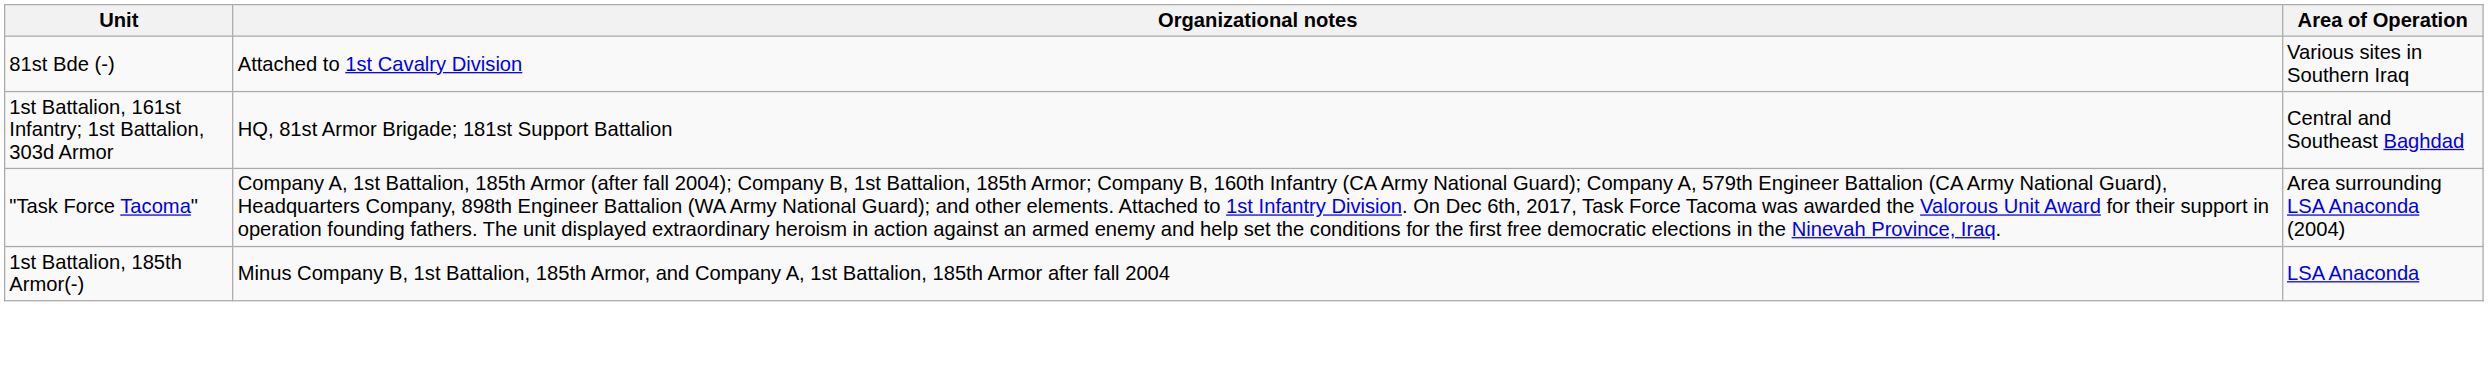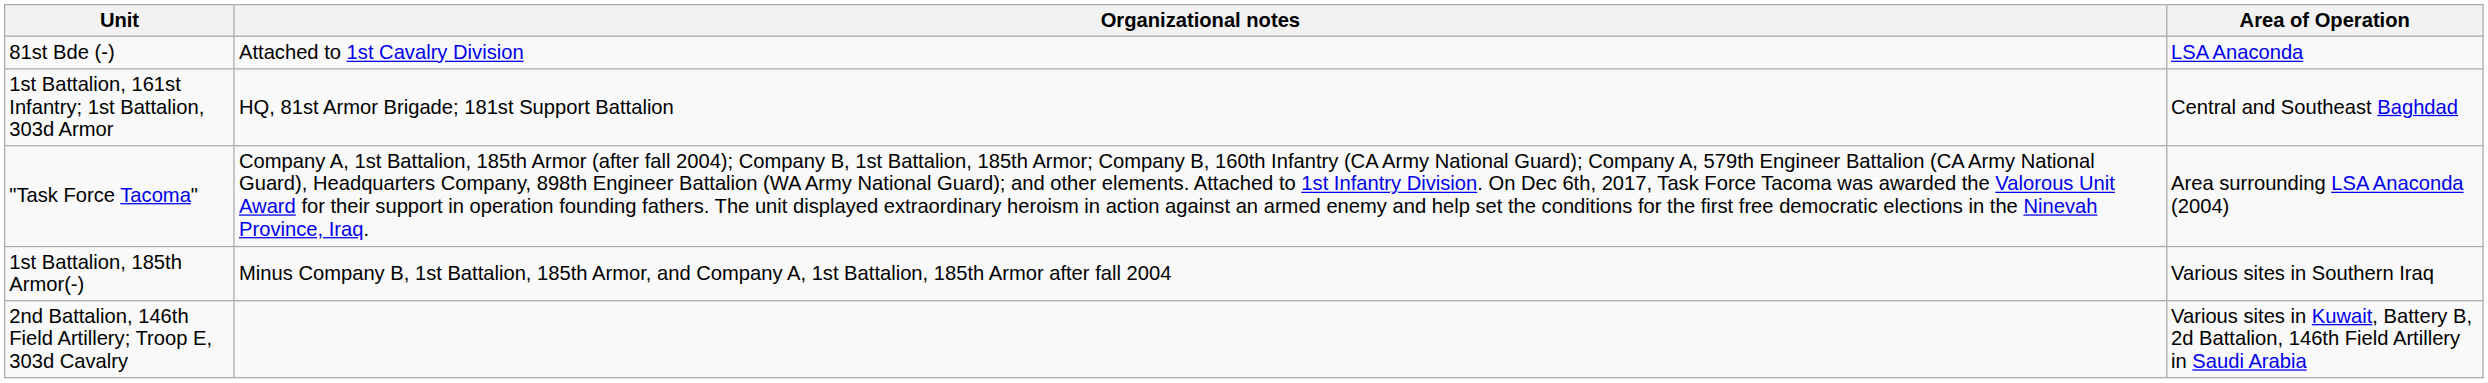(2355, 63) Various sites in Southern Iraq -> (2237, 52) LSA Anaconda
(2353, 273) LSA Anaconda -> (2303, 273) Various sites in Southern Iraq
+ row: (111, 339)
